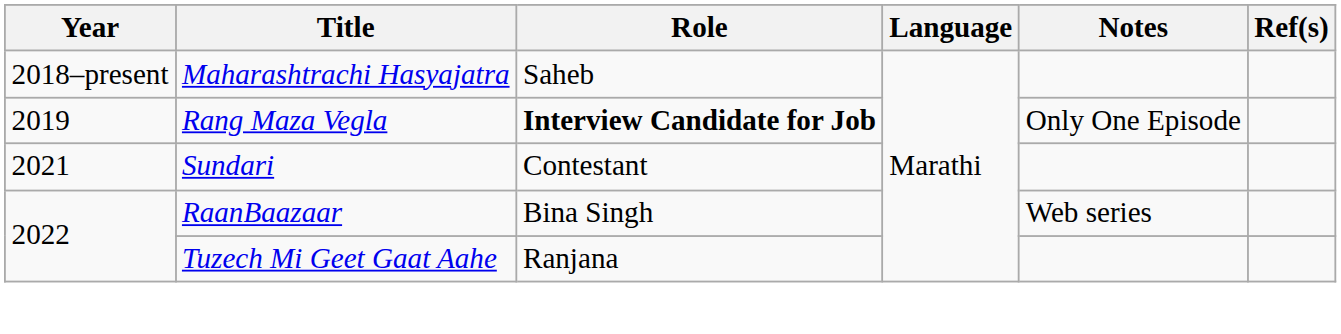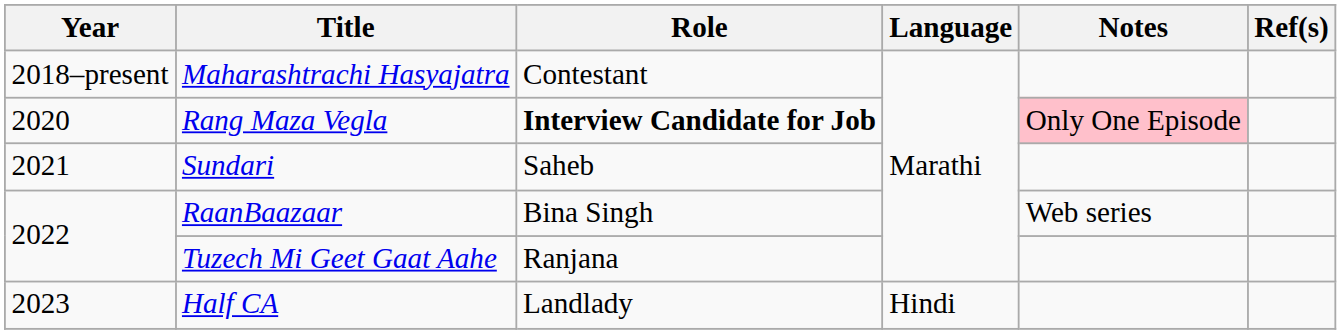(559, 73) Saheb -> (585, 73) Contestant
(41, 119) 2019 -> (41, 119) 2020
(1133, 119) no background -> (1133, 119) pink background
(585, 166) Contestant -> (559, 166) Saheb
+ row: (230, 304)
